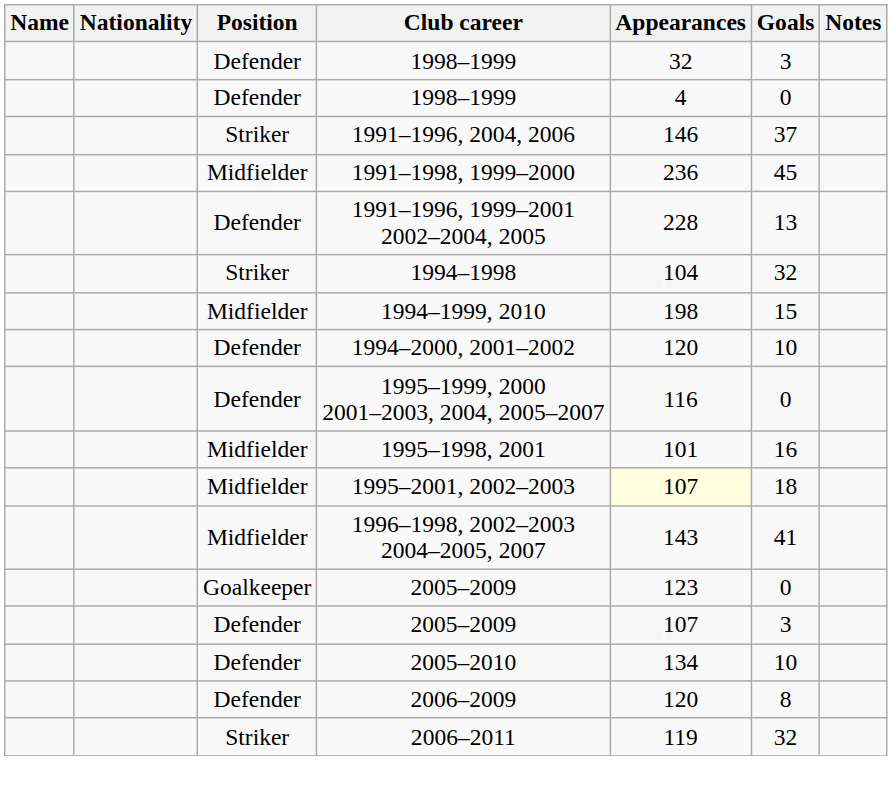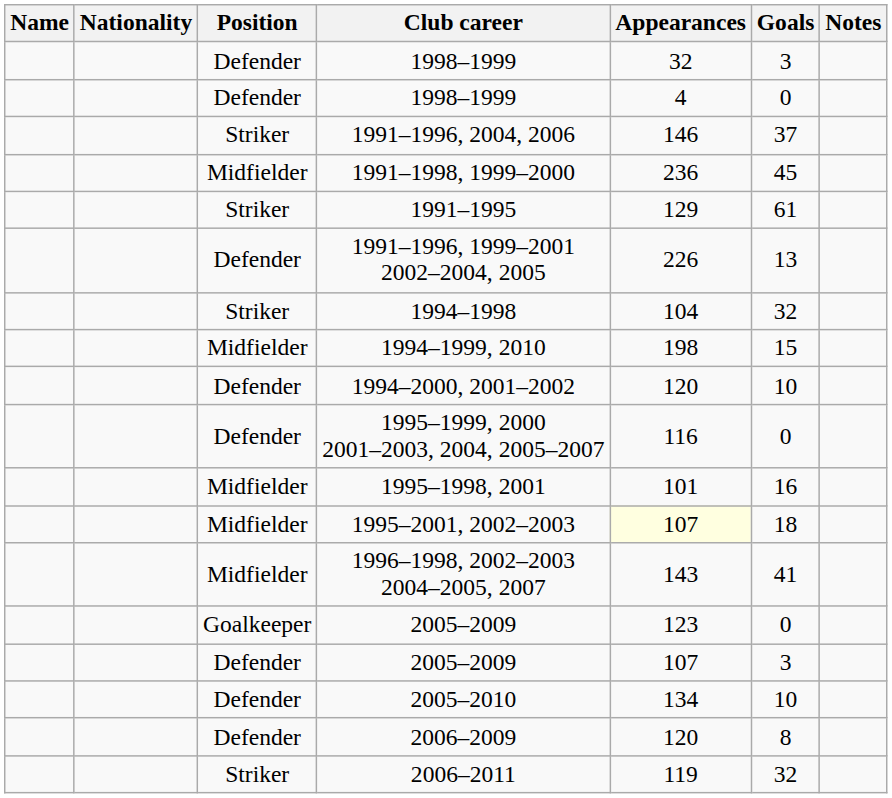+ row: (257, 209)
(681, 222) 228 -> (681, 260) 226
